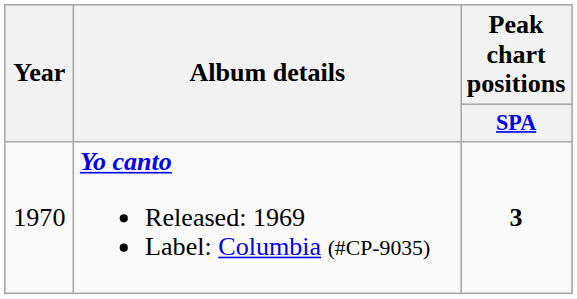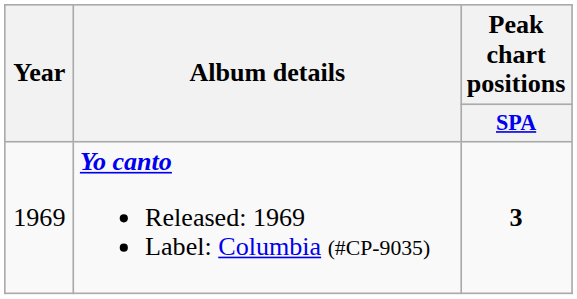(39, 217) 1970 -> (39, 217) 1969
